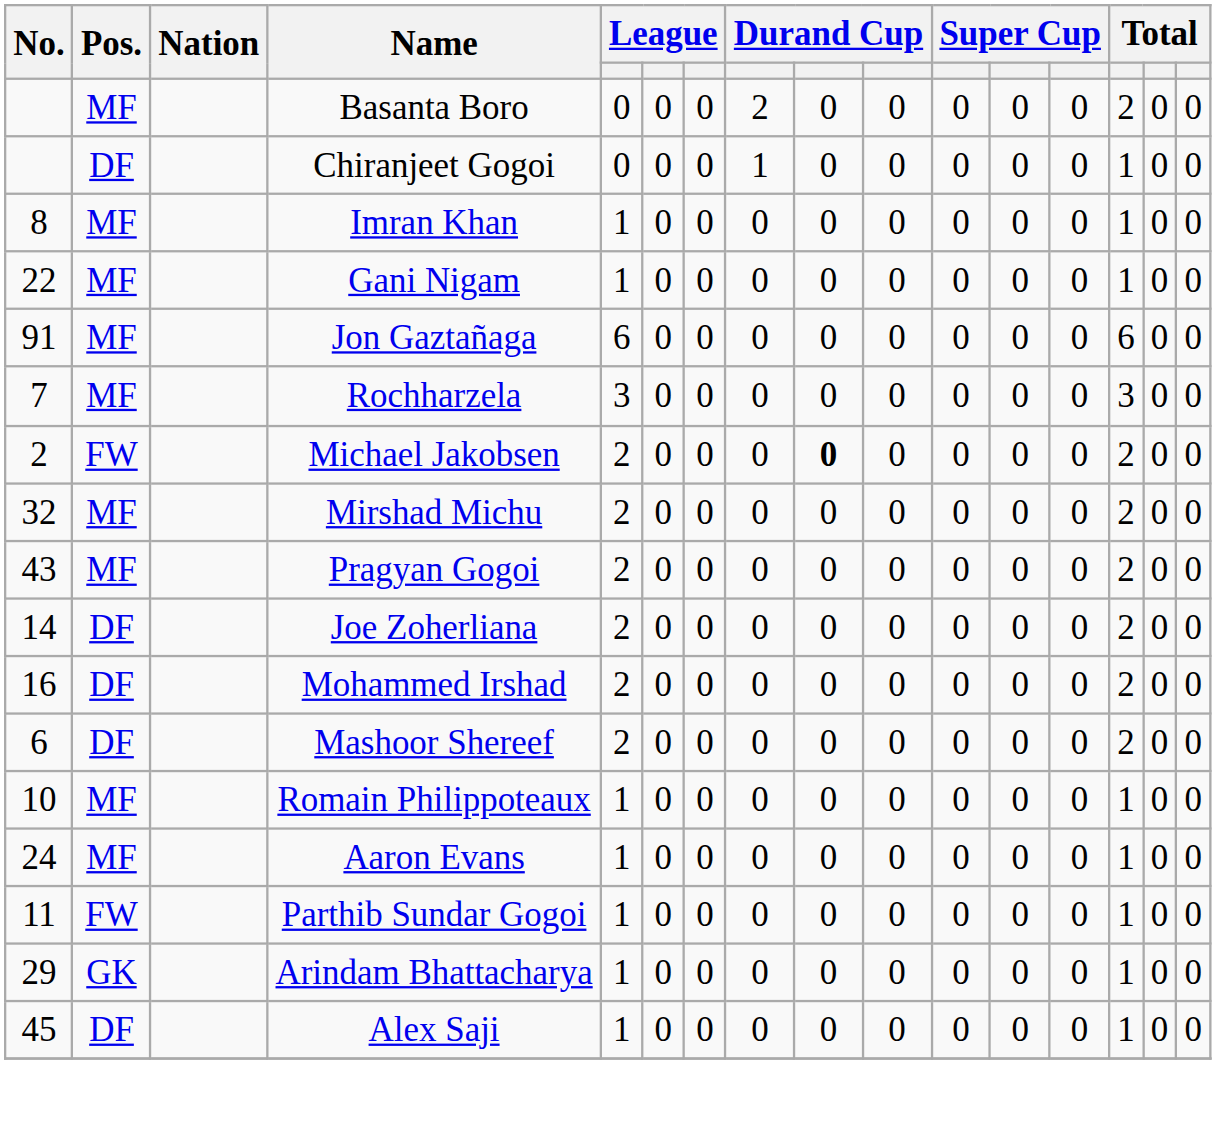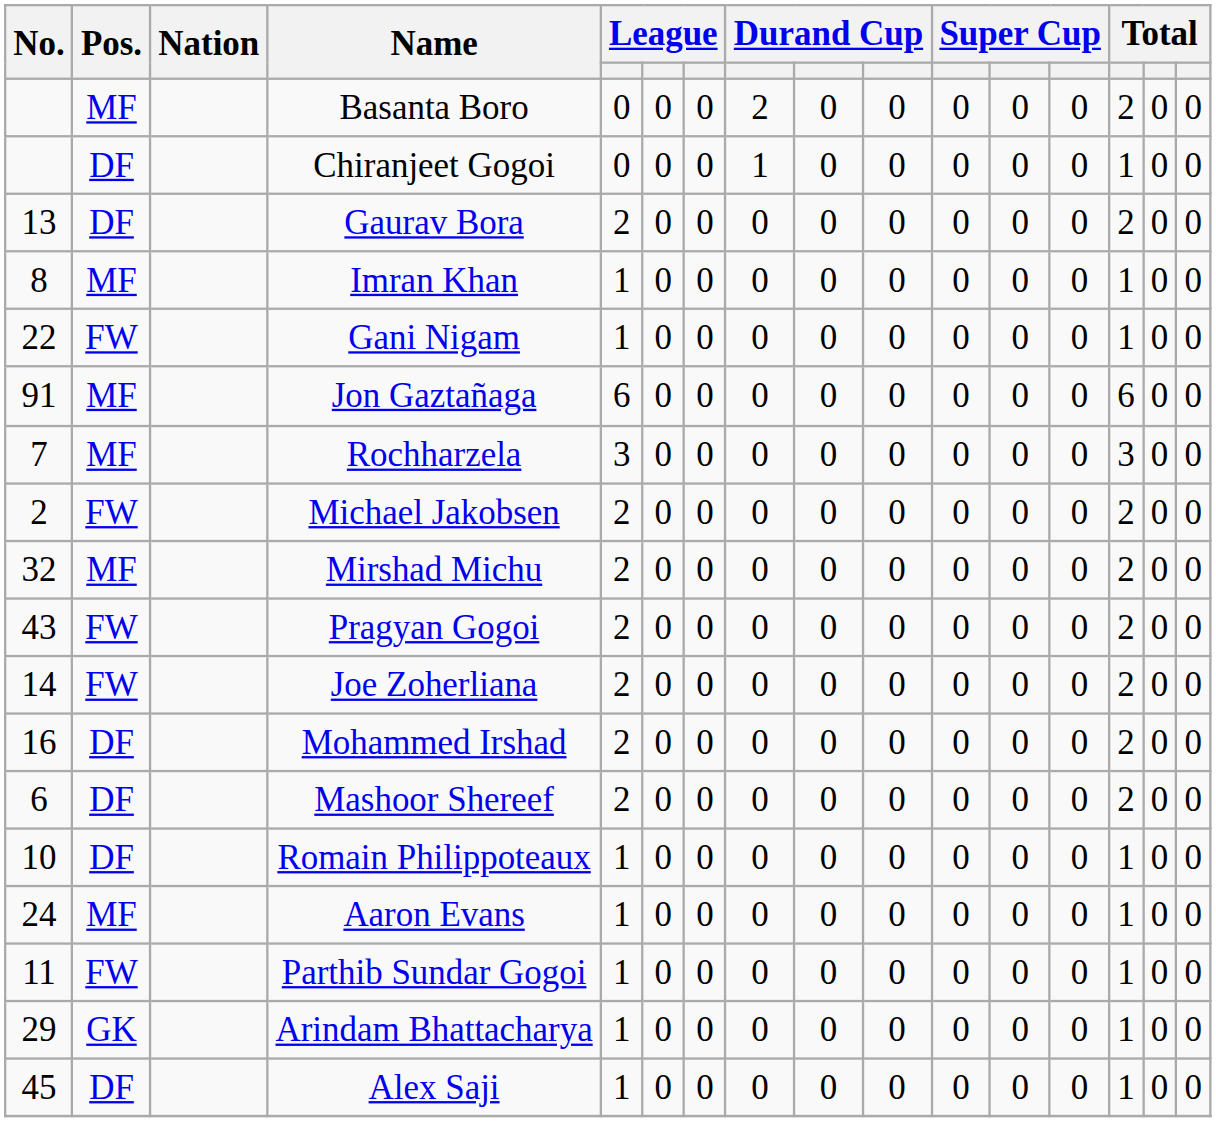+ row: (434, 222)
(112, 280) MF -> (111, 337) FW
(828, 453) bold -> (828, 510) normal
(112, 568) MF -> (111, 626) FW
(112, 626) DF -> (111, 683) FW
(112, 799) MF -> (112, 856) DF
